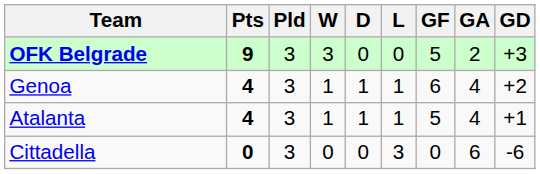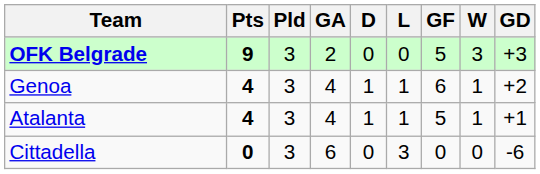columns swapped: (328, 20) <-> (475, 20)
